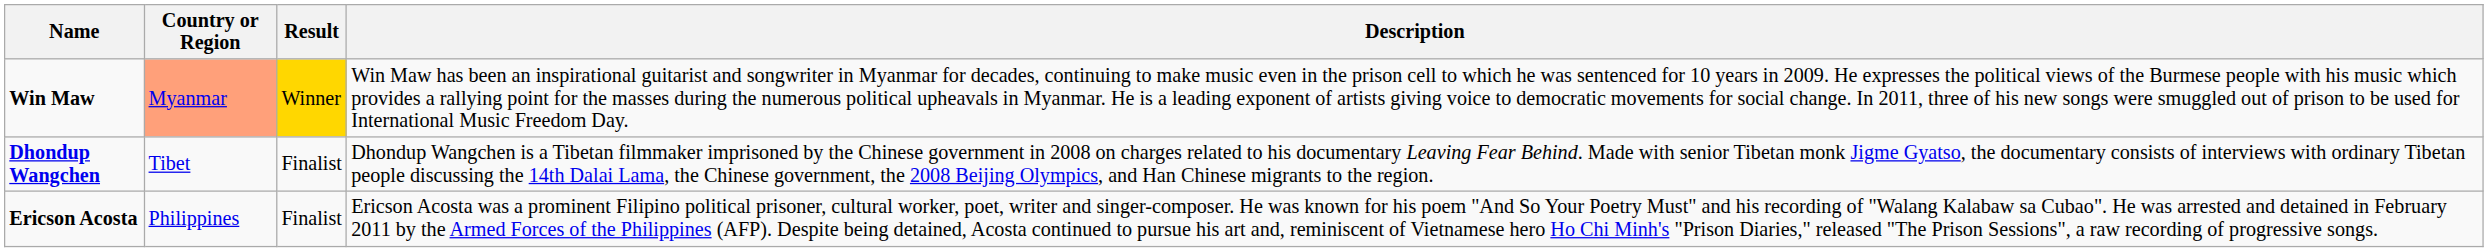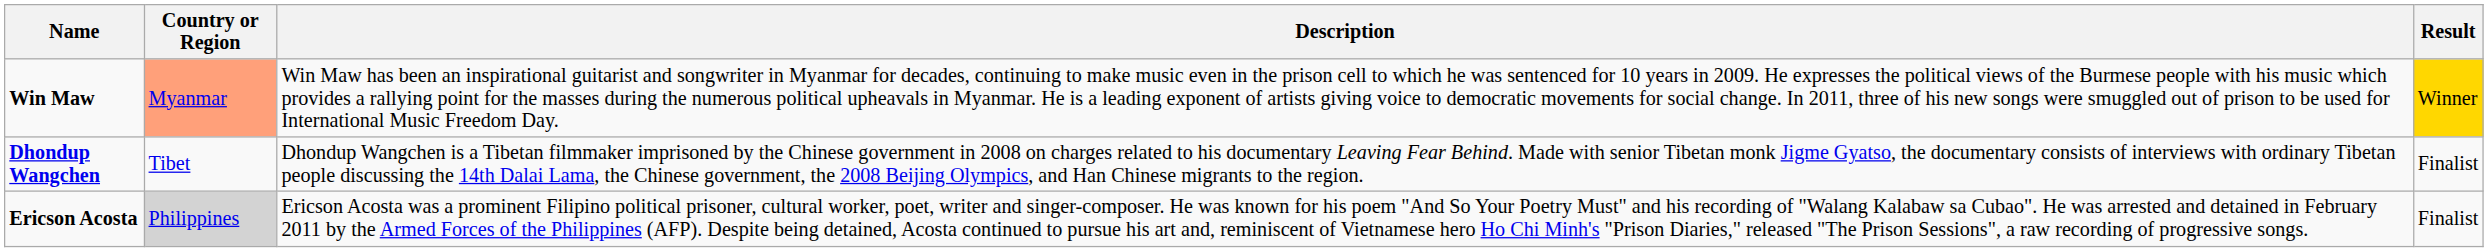columns swapped: (1415, 31) <-> (312, 31)
(194, 218) no background -> (194, 218) lightgrey background
